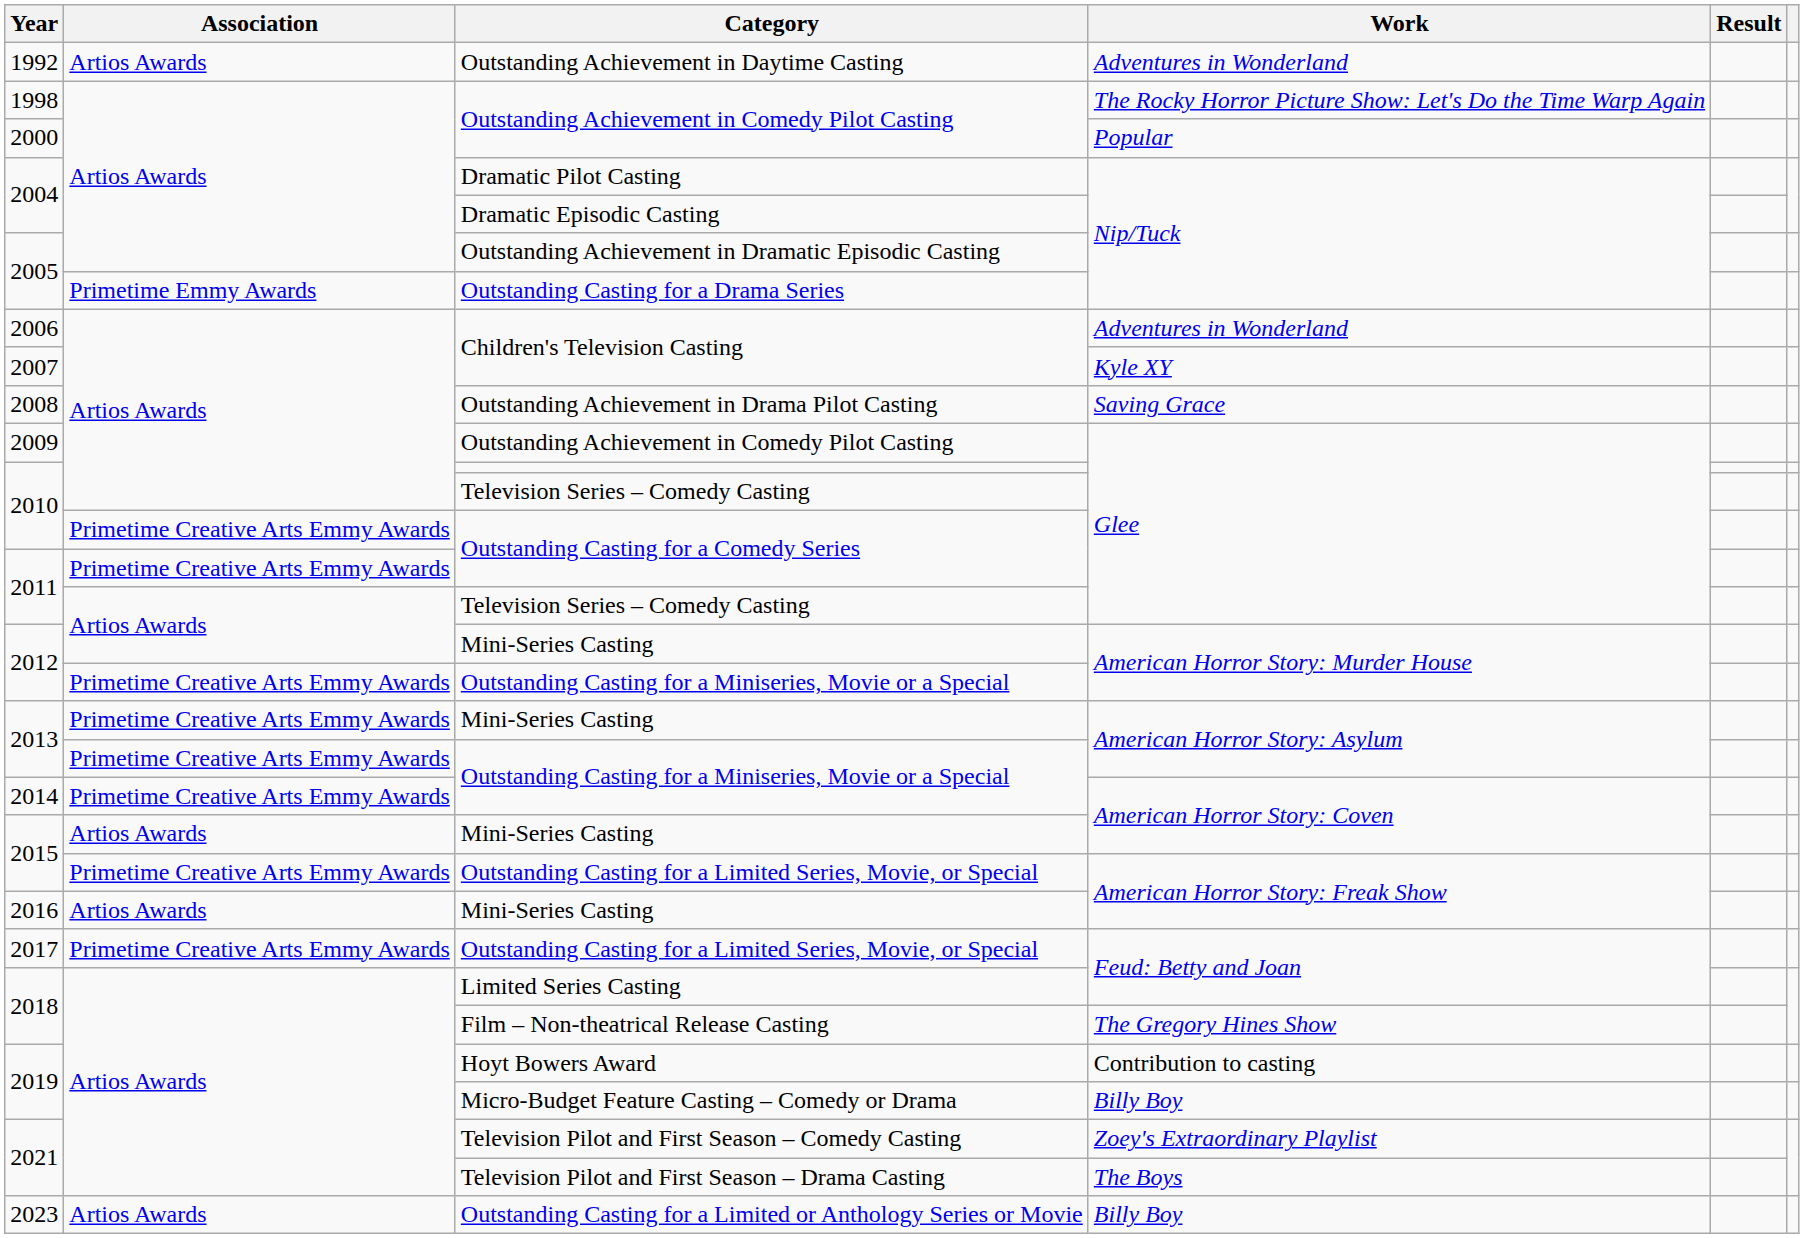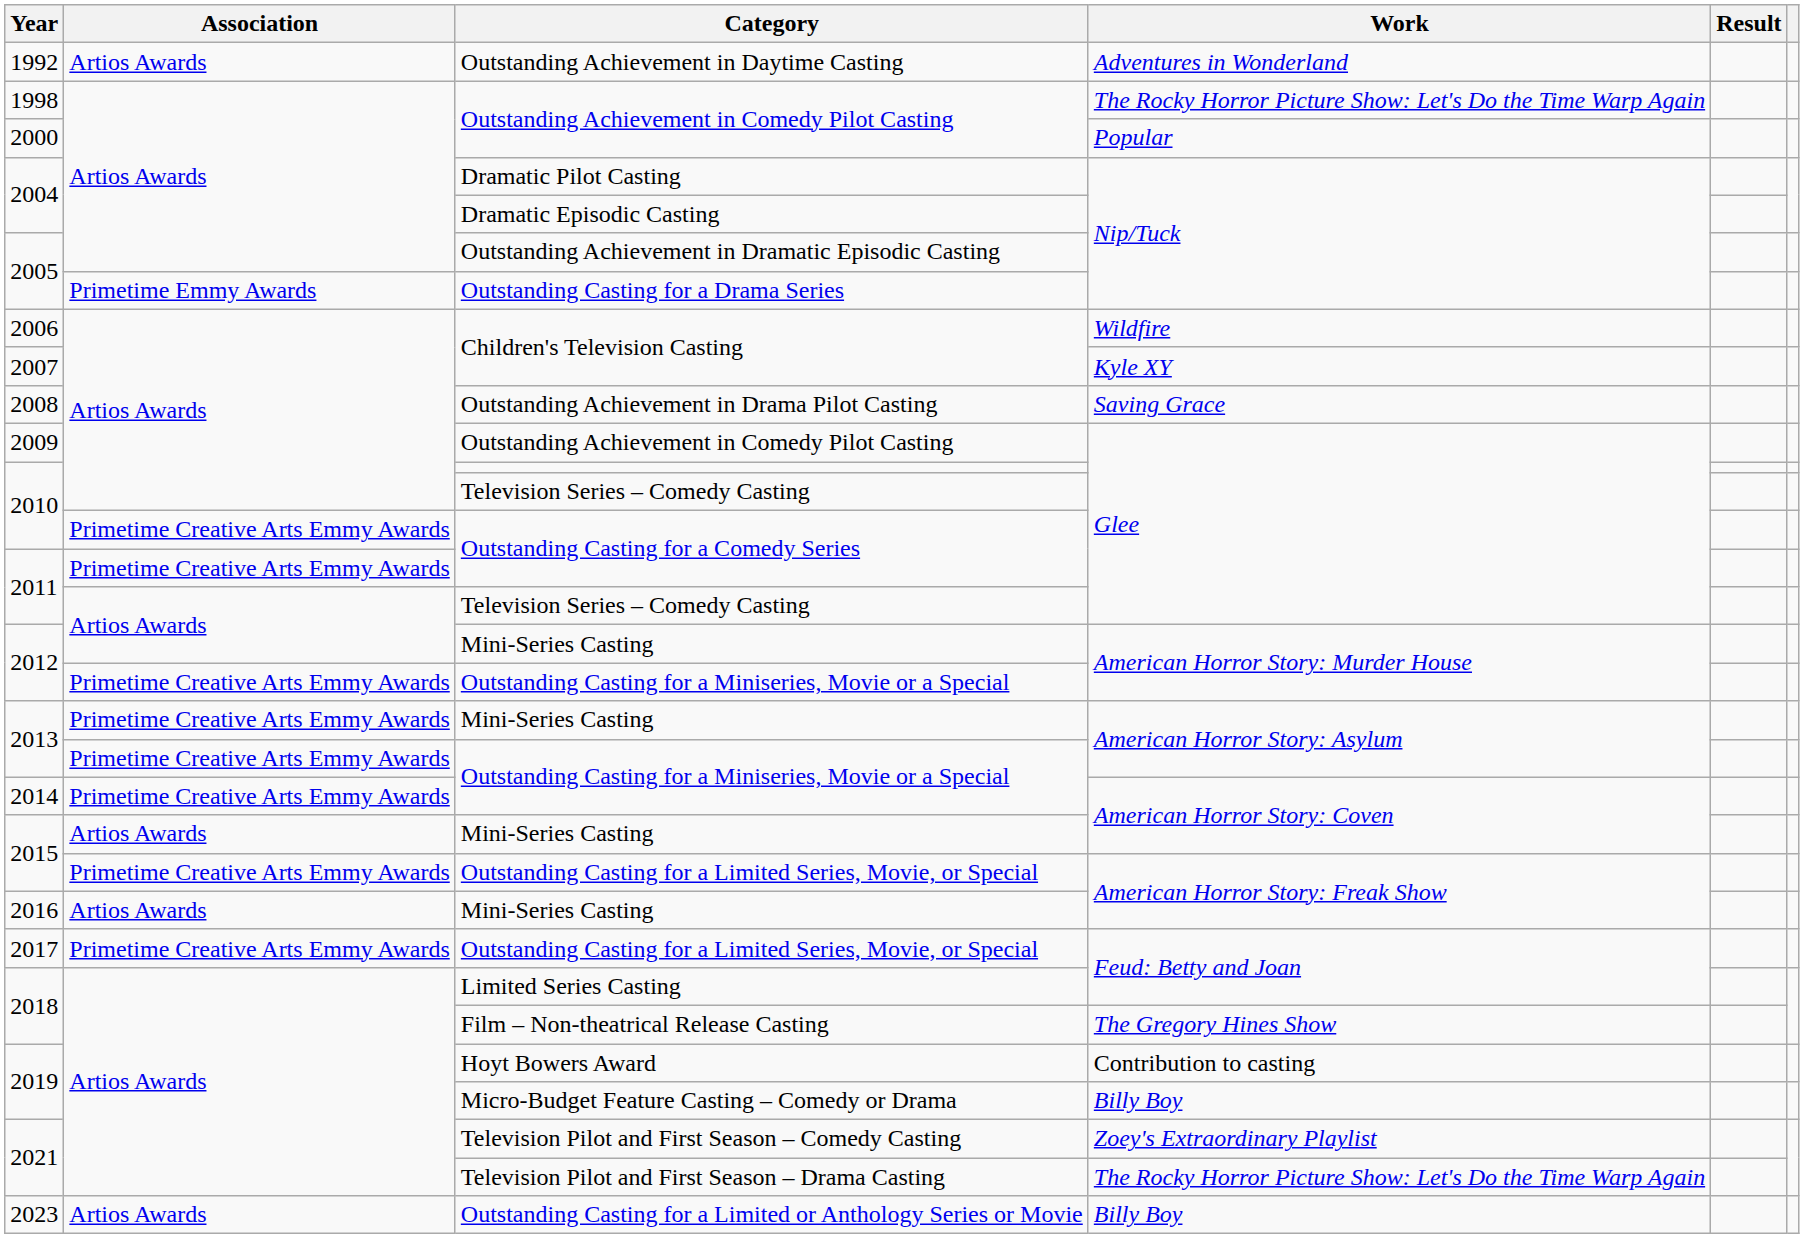(1221, 328) Adventures in Wonderland -> (1132, 328) Wildfire
(1138, 1176) The Boys -> (1399, 1176) The Rocky Horror Picture Show: Let's Do the Time Warp Again
